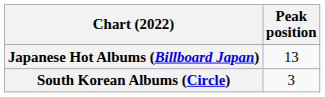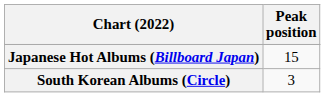(291, 56) 13 -> (291, 56) 15
